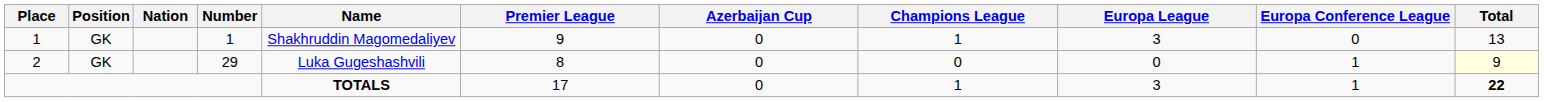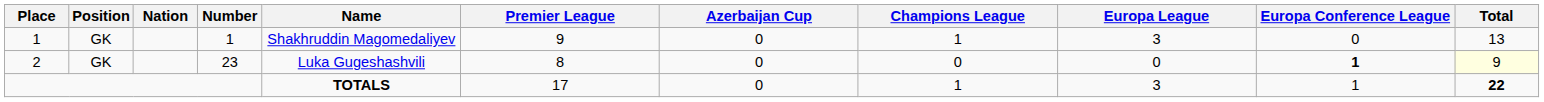(230, 62) 29 -> (230, 62) 23
(1355, 62) normal -> (1355, 62) bold
